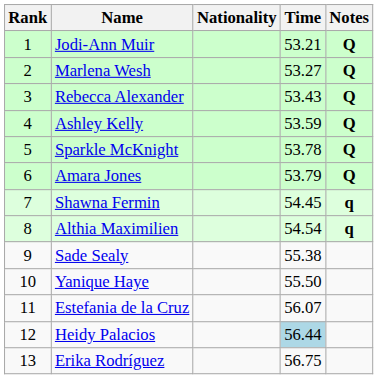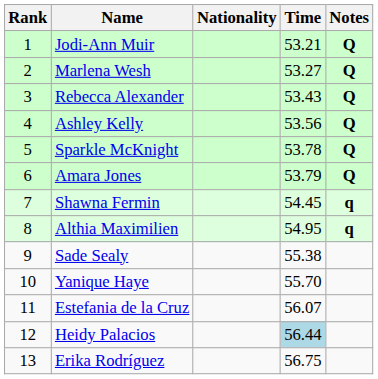(303, 123) 53.59 -> (303, 123) 53.56
(303, 228) 54.54 -> (303, 228) 54.95
(303, 281) 55.50 -> (303, 281) 55.70
